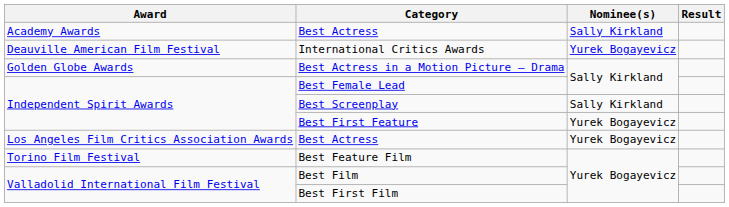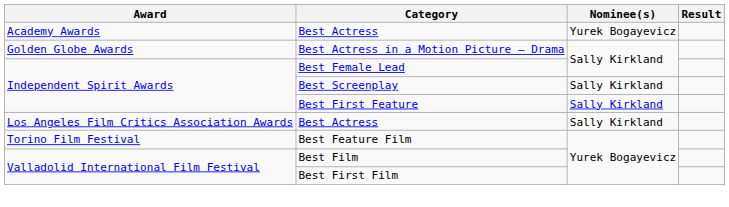(616, 31) Sally Kirkland -> (623, 31) Yurek Bogayevicz
- row: (113, 49)
(623, 121) Yurek Bogayevicz -> (616, 103) Sally Kirkland
(623, 139) Yurek Bogayevicz -> (616, 121) Sally Kirkland
